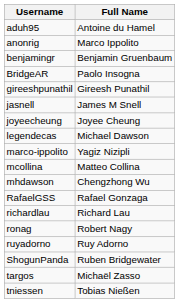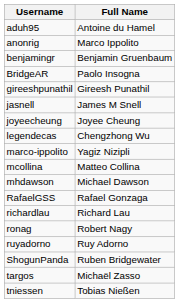(113, 136) Michael Dawson -> (114, 136) Chengzhong Wu
(114, 182) Chengzhong Wu -> (113, 182) Michael Dawson
